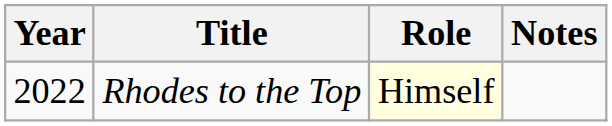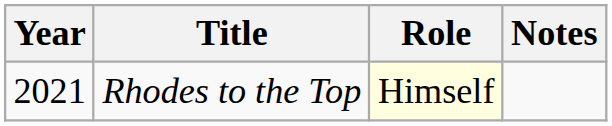(50, 90) 2022 -> (50, 90) 2021
